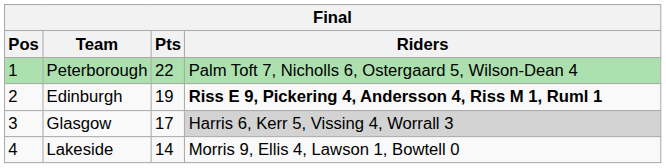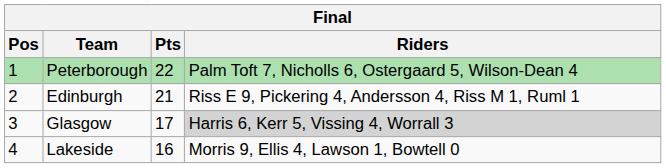(164, 96) 19 -> (164, 96) 21
(395, 96) bold -> (384, 96) normal
(164, 149) 14 -> (164, 149) 16
